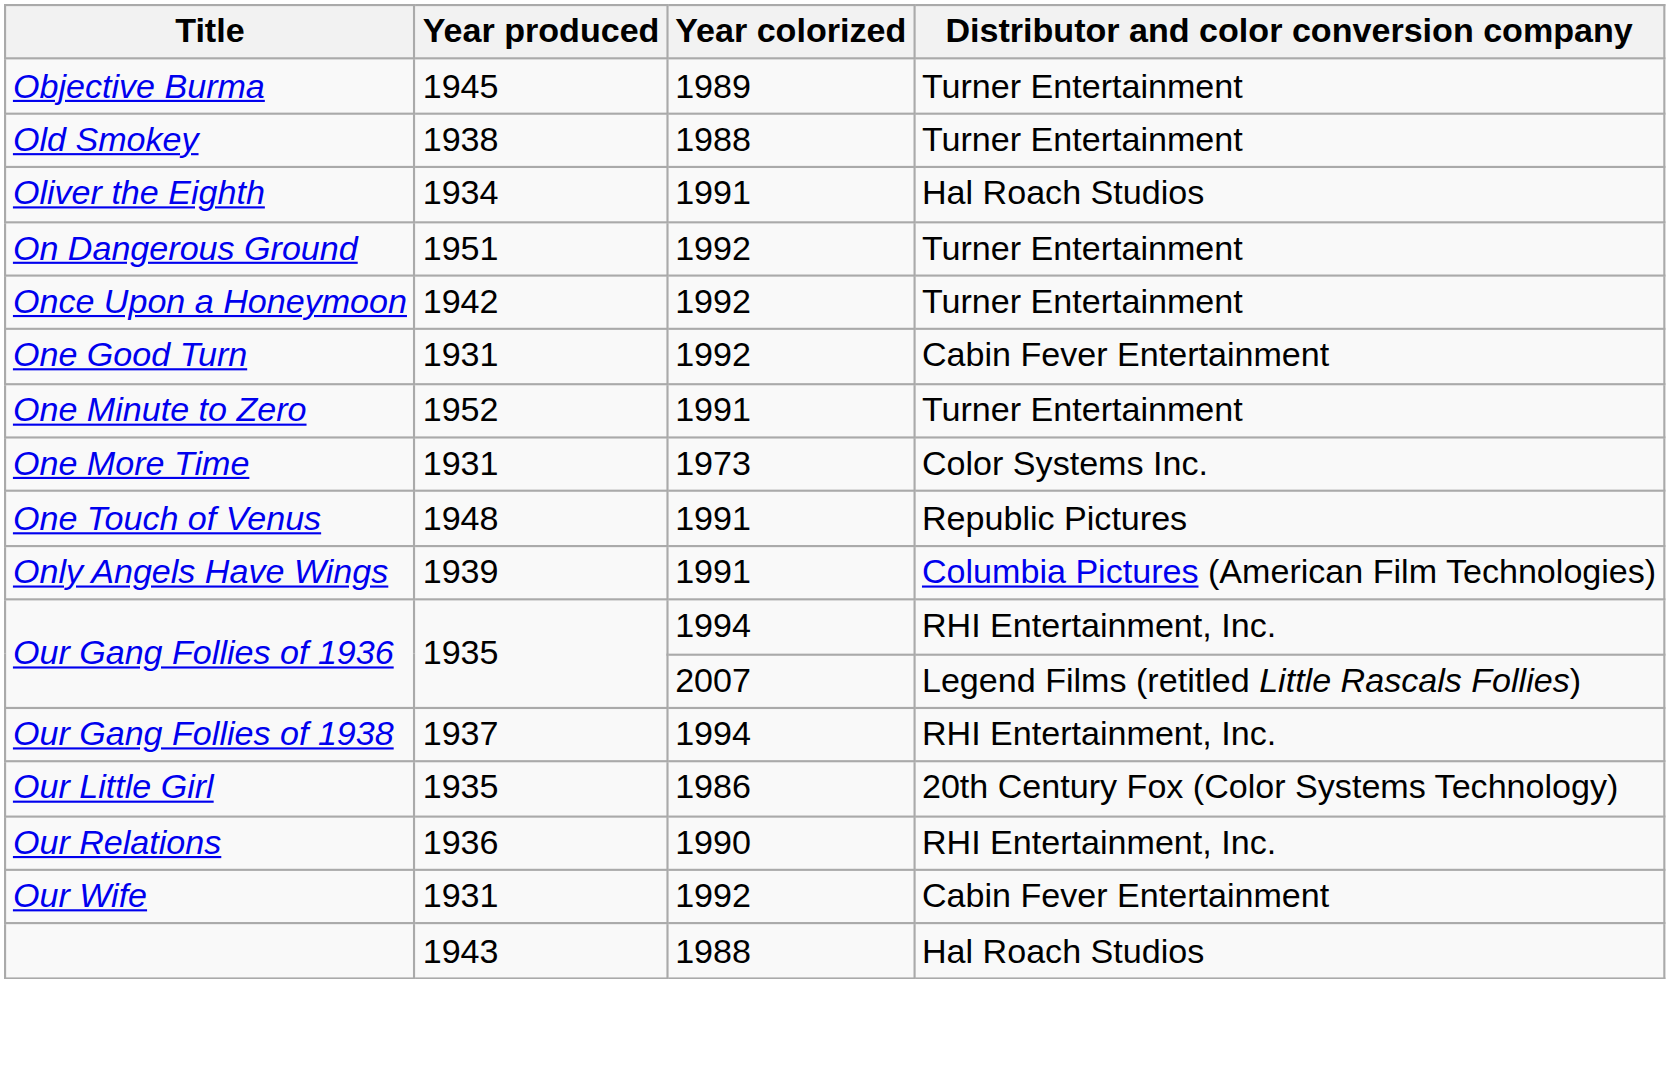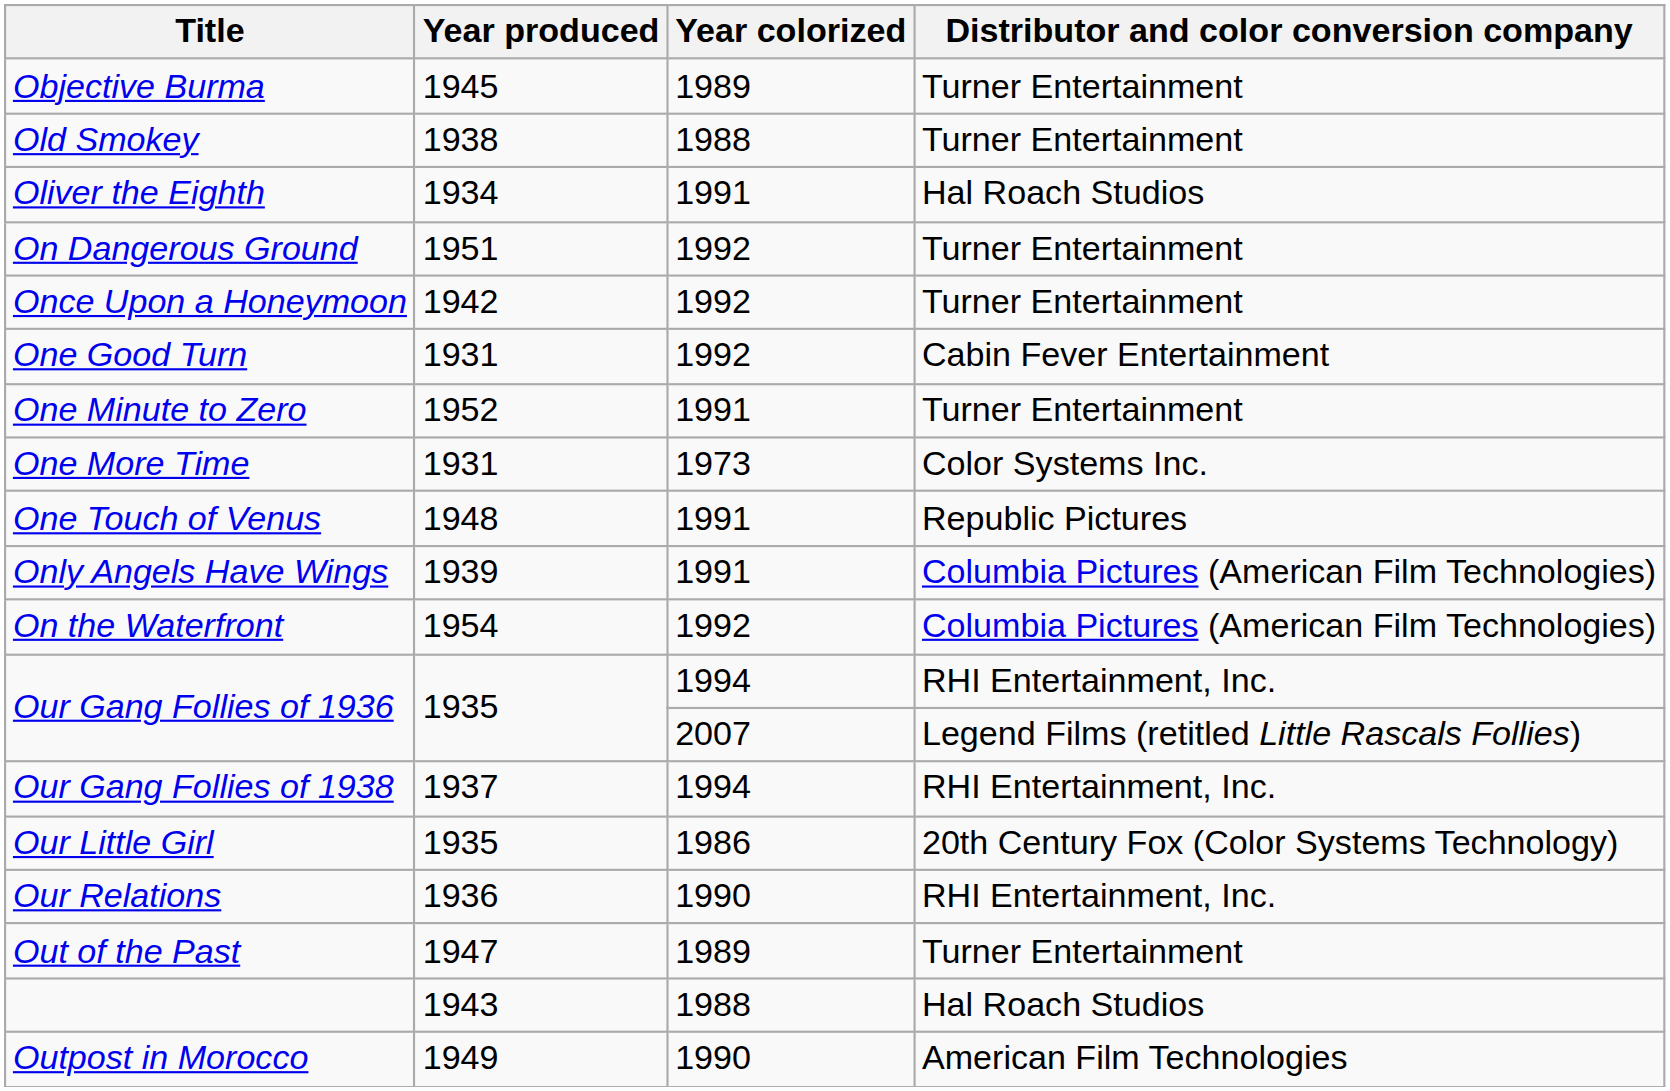+ row: (148, 626)
- row: (80, 896)
+ row: (127, 950)
+ row: (161, 1058)
